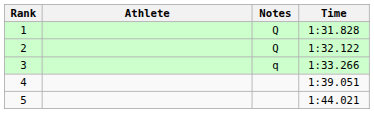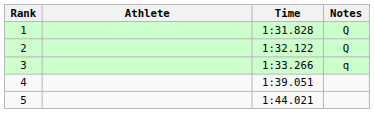columns swapped: (334, 13) <-> (275, 13)
